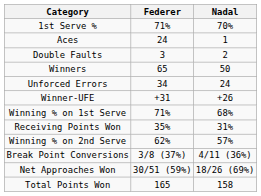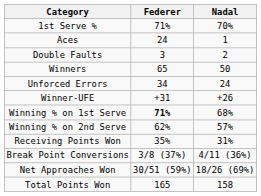(162, 112) normal -> (162, 112) bold
rows swapped: (68, 141) <-> (68, 127)
